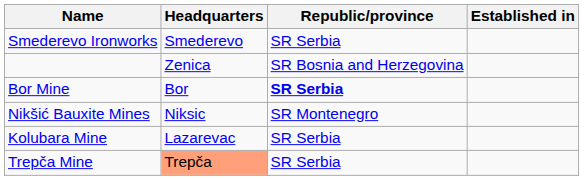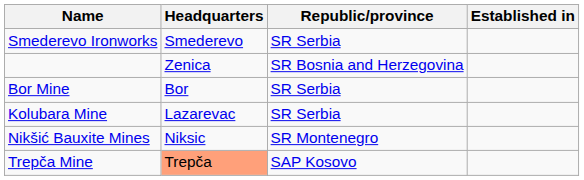(307, 89) bold -> (306, 89) normal
rows swapped: (58, 138) <-> (79, 114)
(306, 162) SR Serbia -> (314, 162) SAP Kosovo
